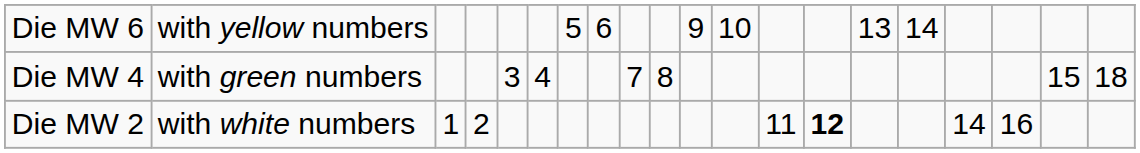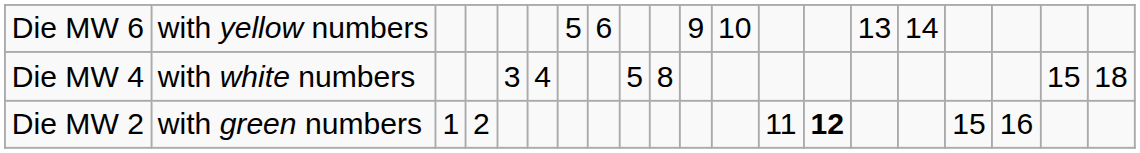(290, 76) with green numbers -> (287, 76) with white numbers
(635, 76) 7 -> (635, 76) 5
(287, 123) with white numbers -> (290, 123) with green numbers
(969, 123) 14 -> (969, 123) 15
